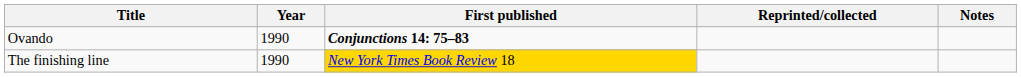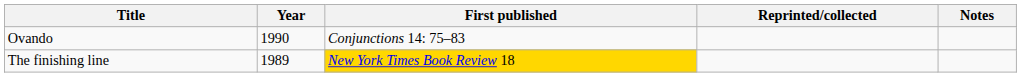(399, 38) bold -> (397, 38) normal
(275, 60) 1990 -> (275, 60) 1989
